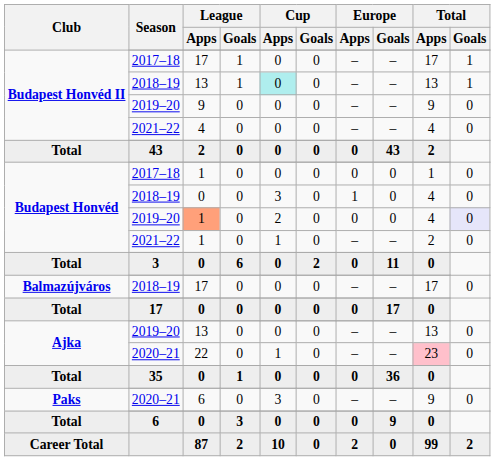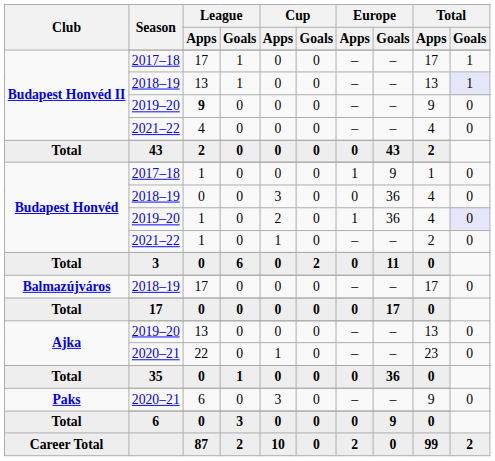(278, 83) paleturquoise background -> (278, 83) no background
(470, 83) no background -> (470, 83) lavender background
(201, 106) normal -> (201, 106) bold
(355, 174) 0 -> (355, 174) 1
(393, 174) 0 -> (393, 174) 9
(355, 196) 1 -> (355, 196) 0
(393, 196) 0 -> (393, 196) 36
(201, 219) lightsalmon background -> (201, 219) no background
(355, 219) 0 -> (355, 219) 1
(393, 219) 0 -> (393, 219) 36
(431, 354) pink background -> (431, 354) no background
